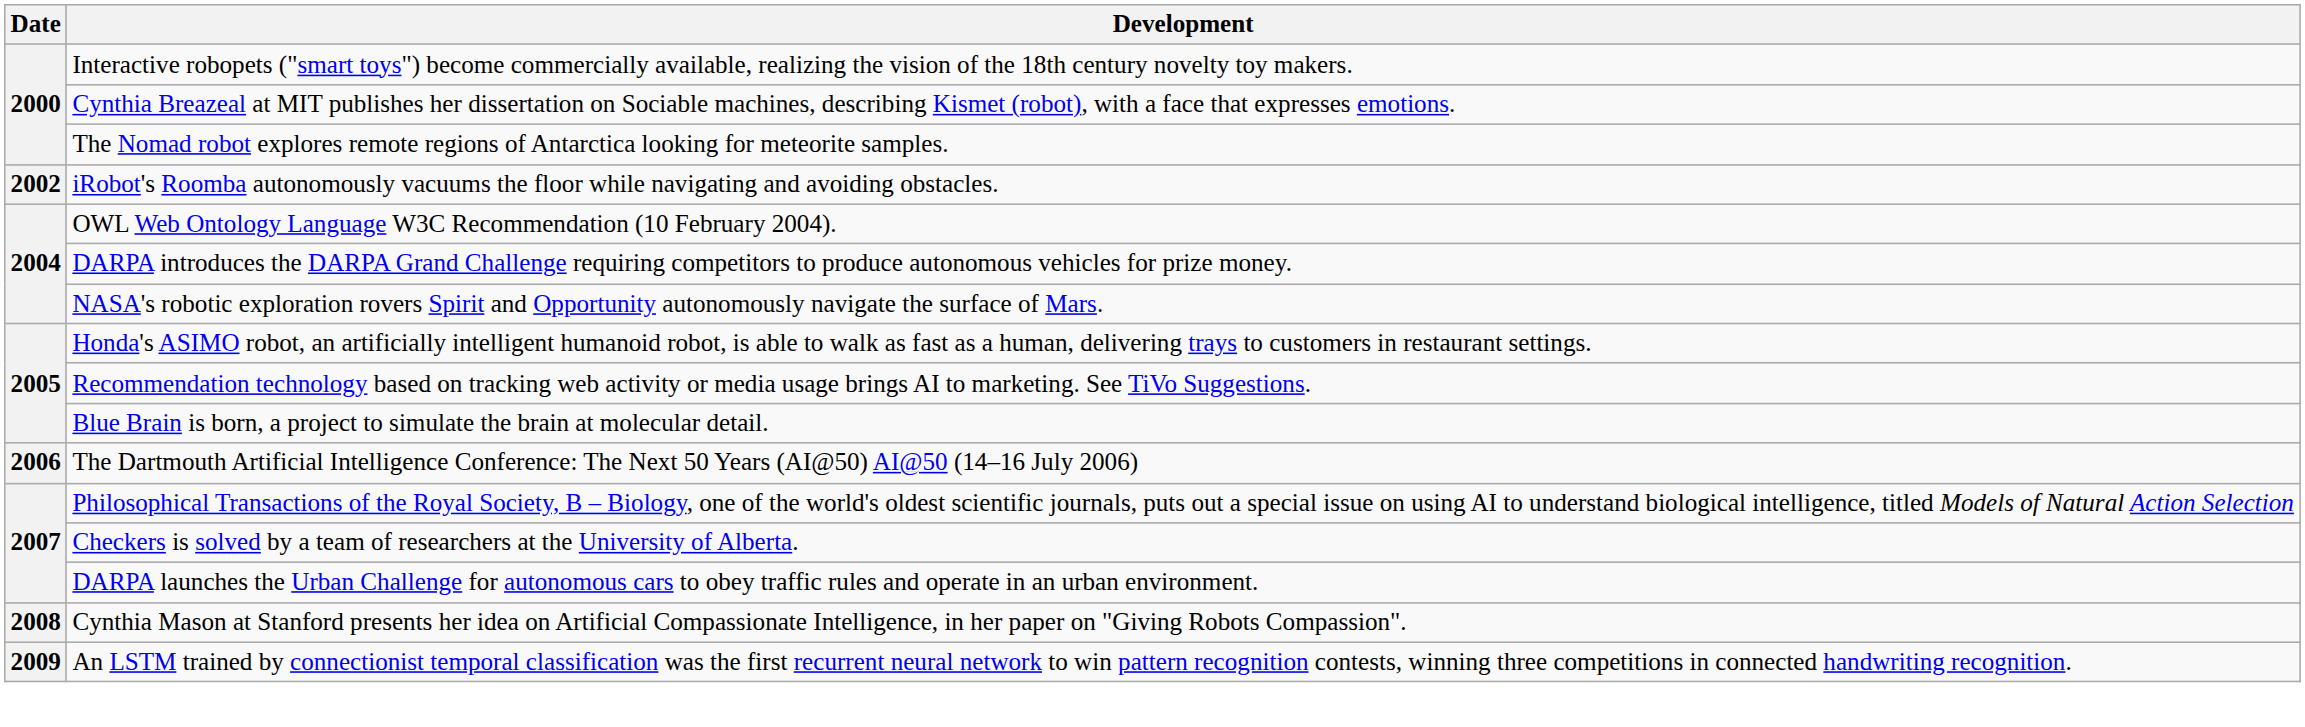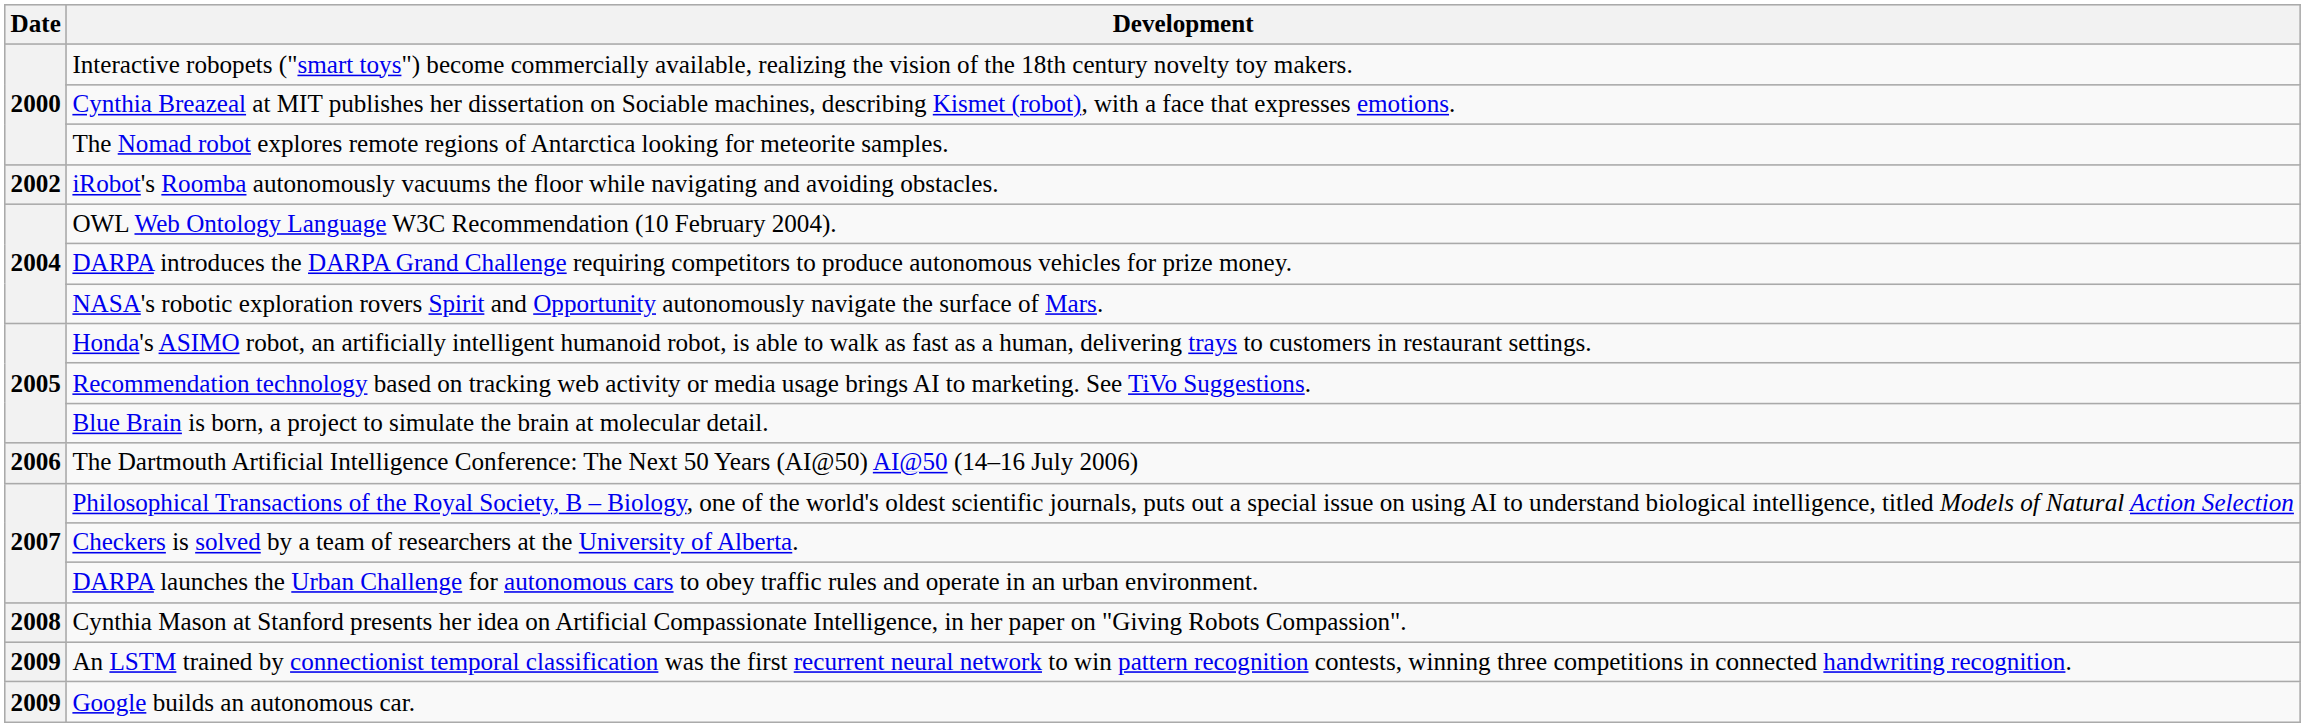+ row: (244, 701)
